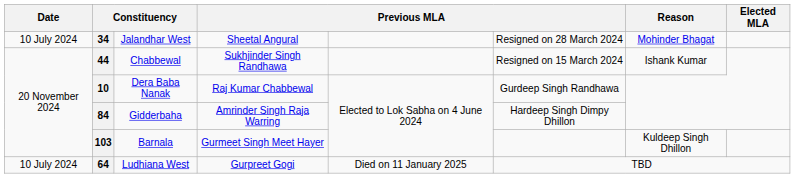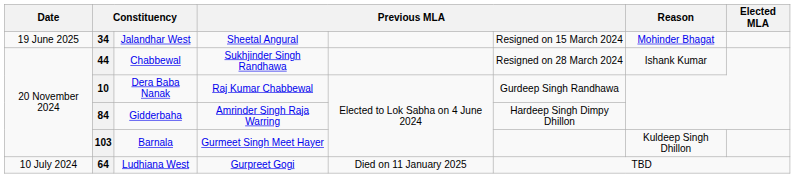(48, 39) 10 July 2024 -> (48, 39) 19 June 2025
(559, 39) Resigned on 28 March 2024 -> (559, 39) Resigned on 15 March 2024
(559, 61) Resigned on 15 March 2024 -> (559, 61) Resigned on 28 March 2024
